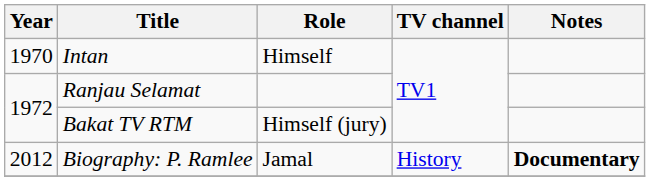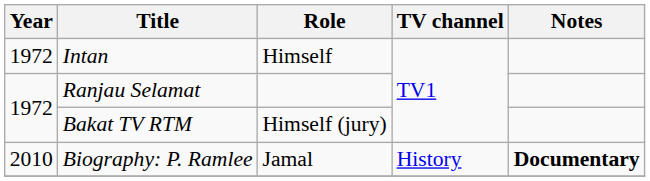(31, 55) 1970 -> (31, 55) 1972
(31, 158) 2012 -> (31, 158) 2010
